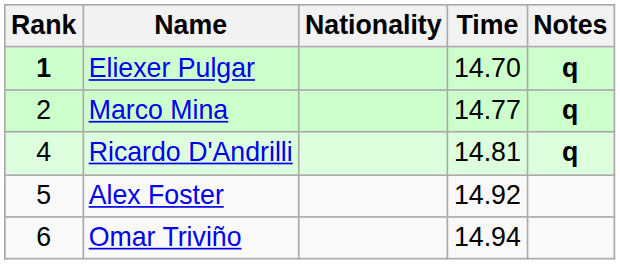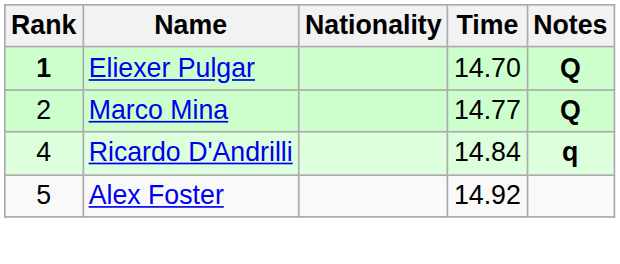(570, 68) q -> (570, 68) Q
(570, 110) q -> (570, 110) Q
(487, 152) 14.81 -> (487, 152) 14.84
- row: (165, 237)
